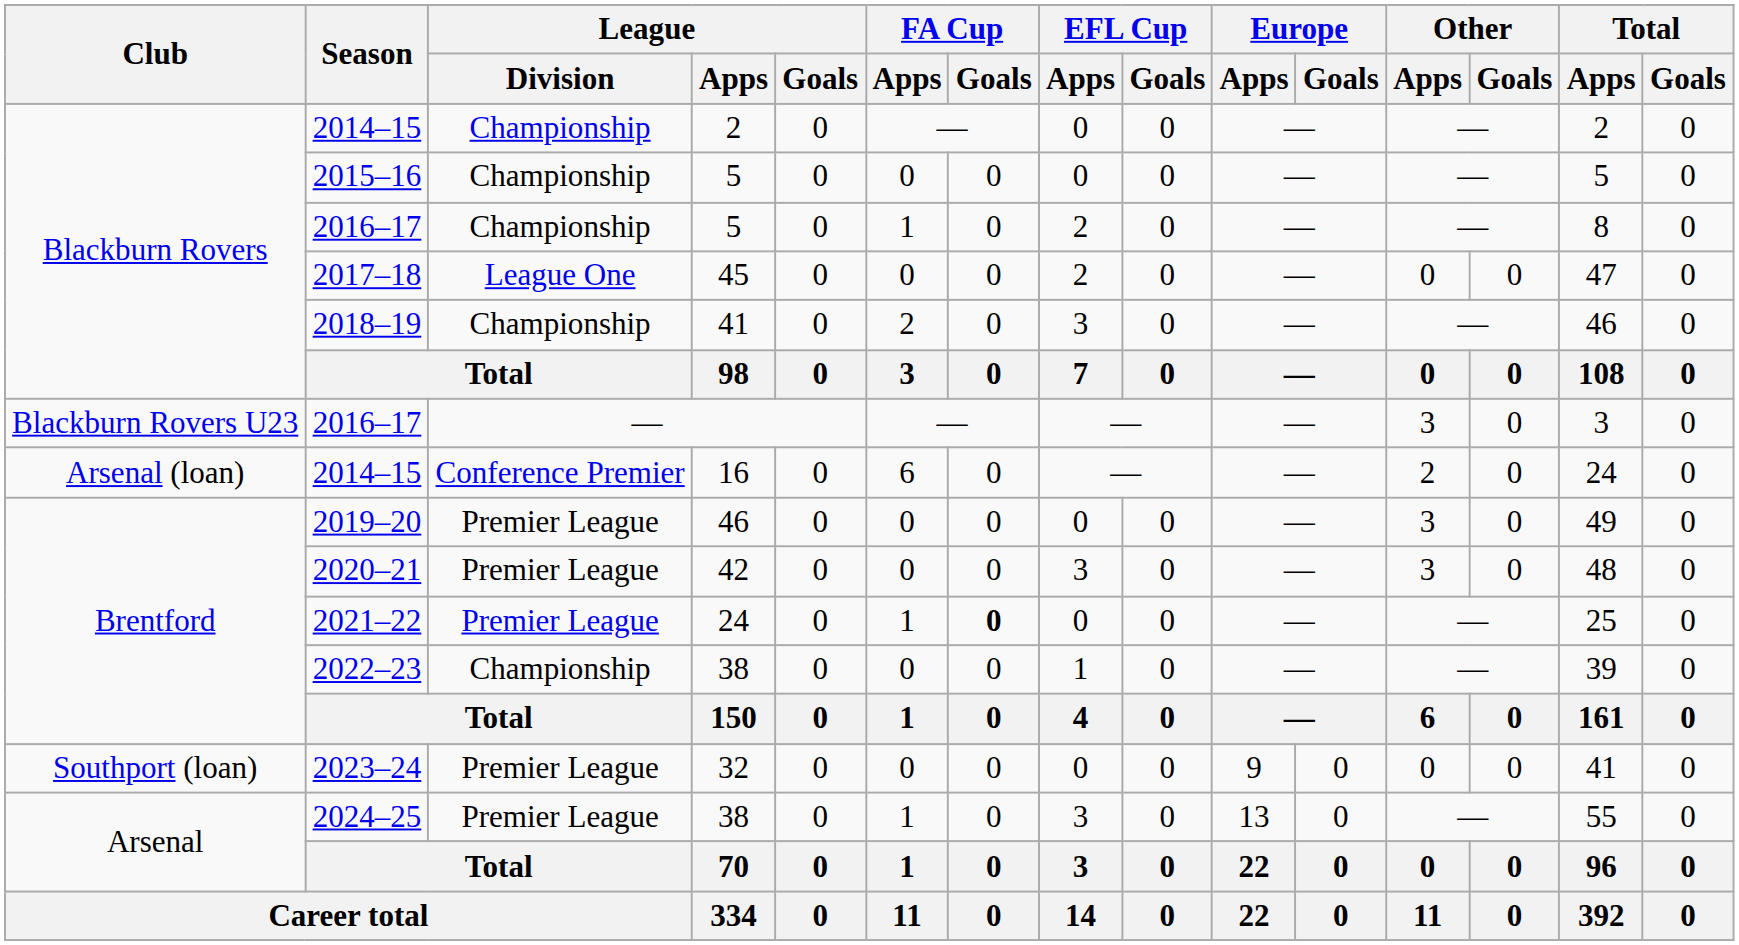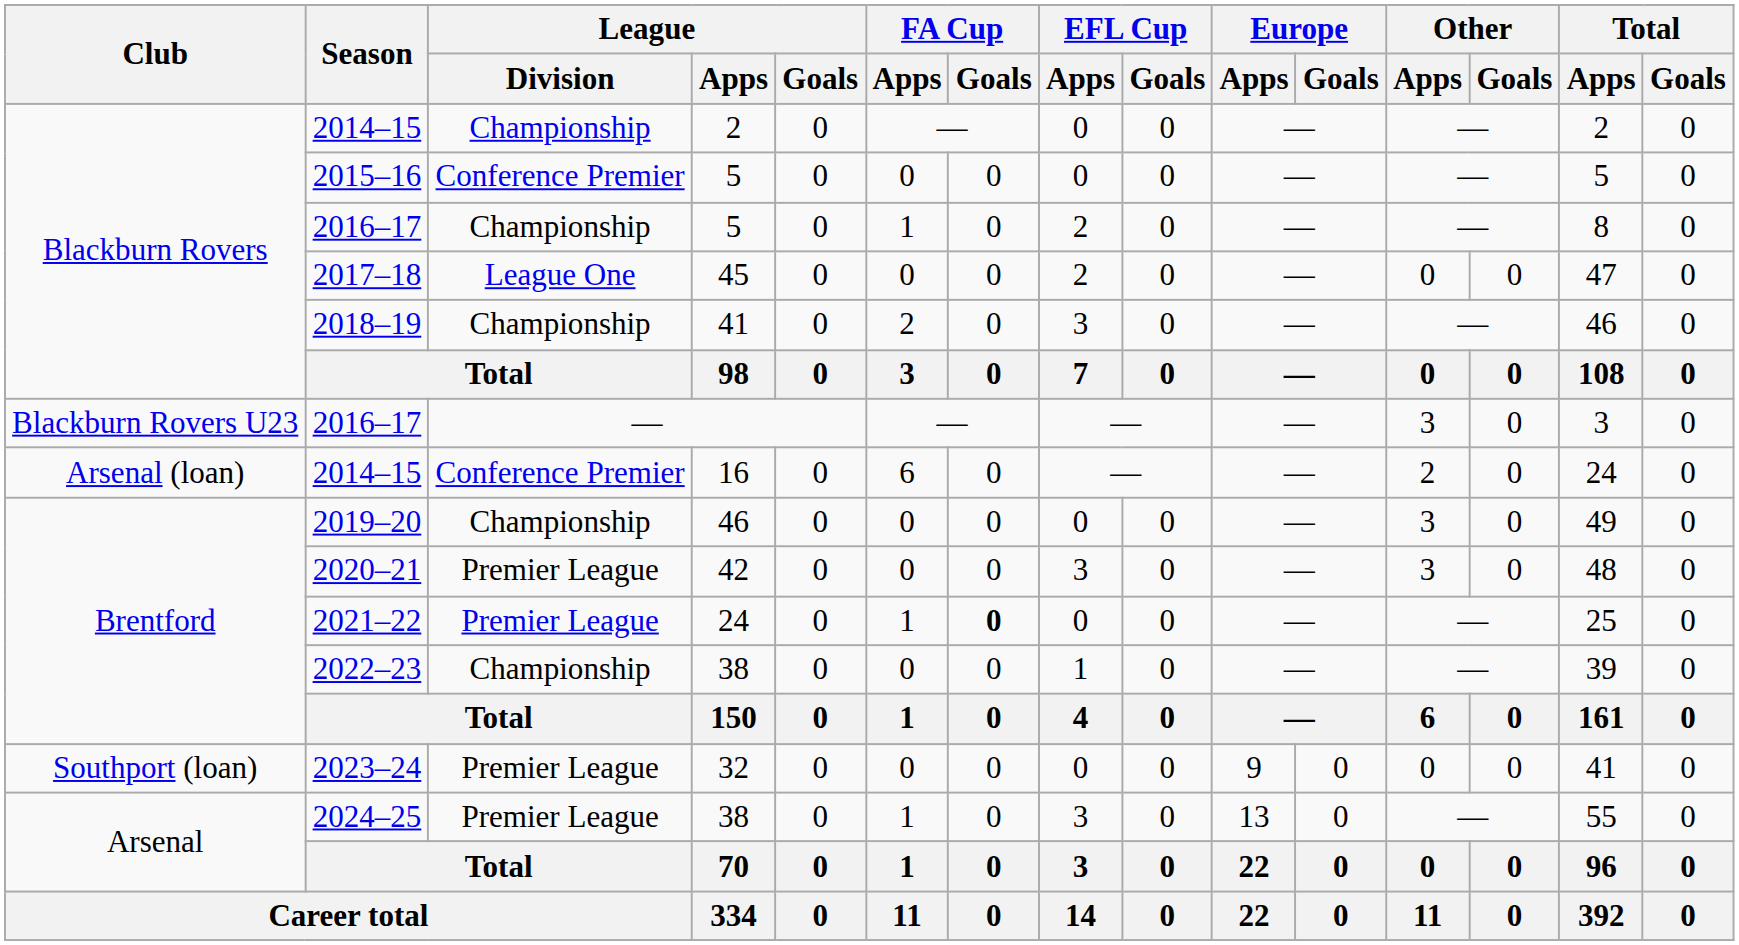(560, 176) Championship -> (560, 176) Conference Premier
(560, 521) Premier League -> (560, 521) Championship
